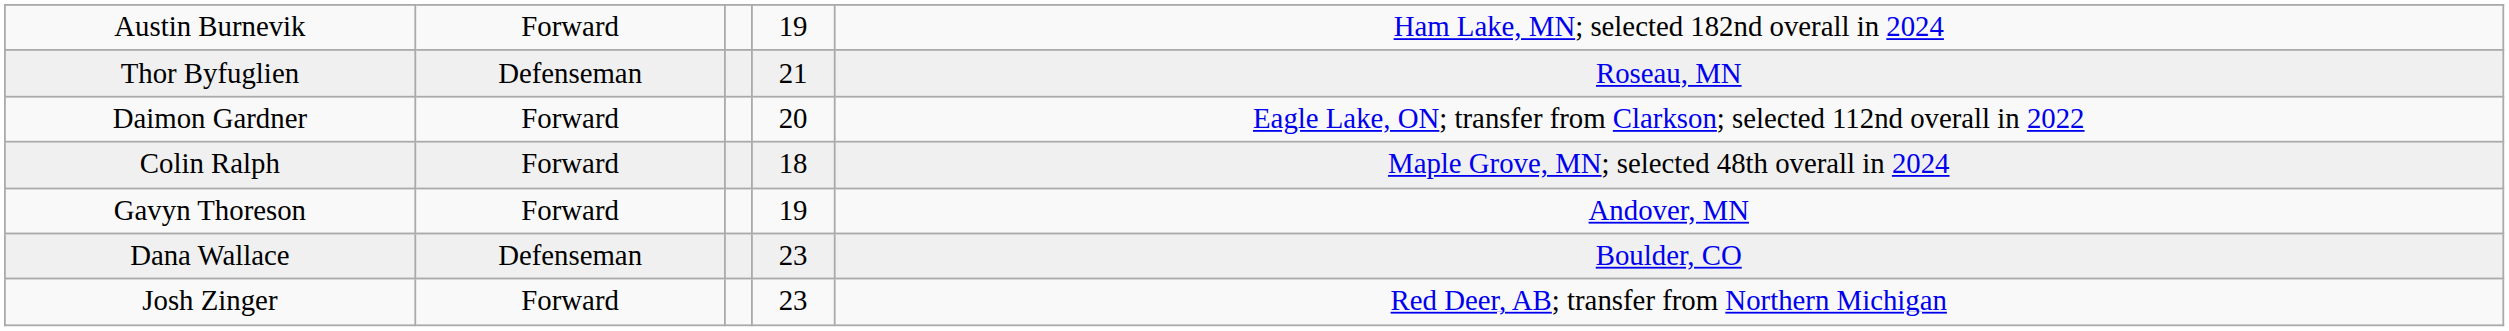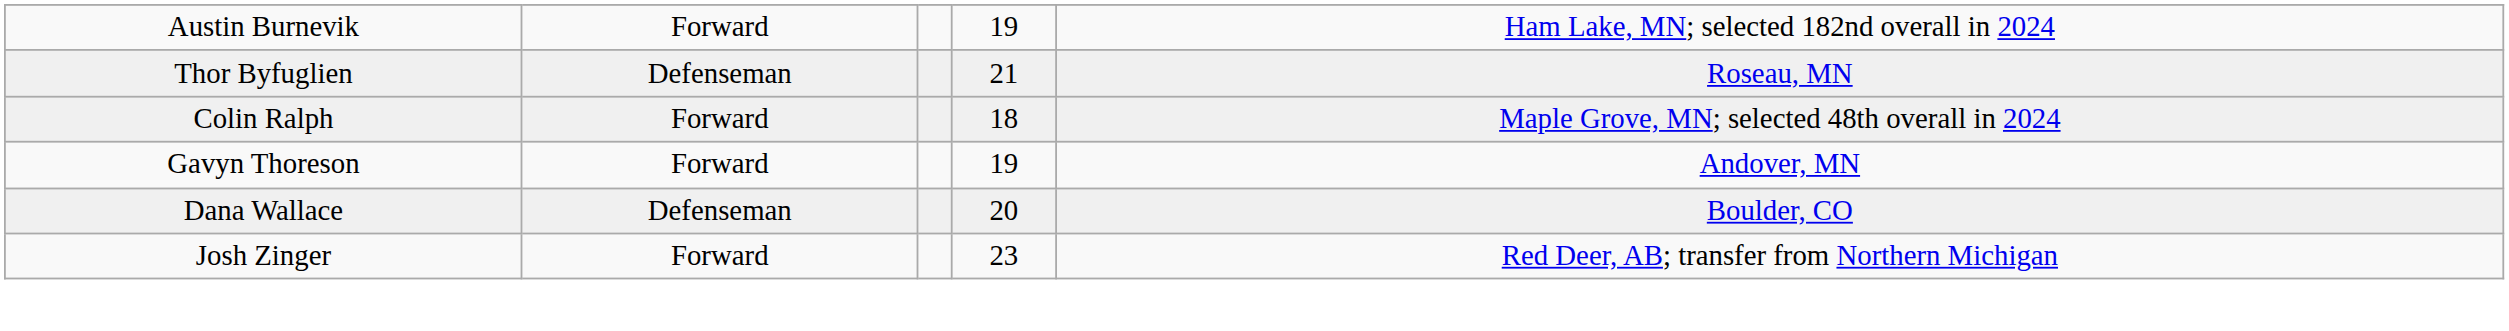- row: (210, 118)
(793, 255) 23 -> (1004, 210) 20
